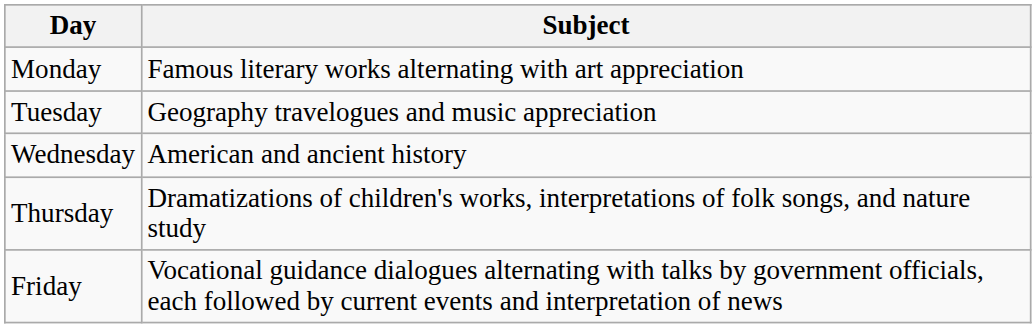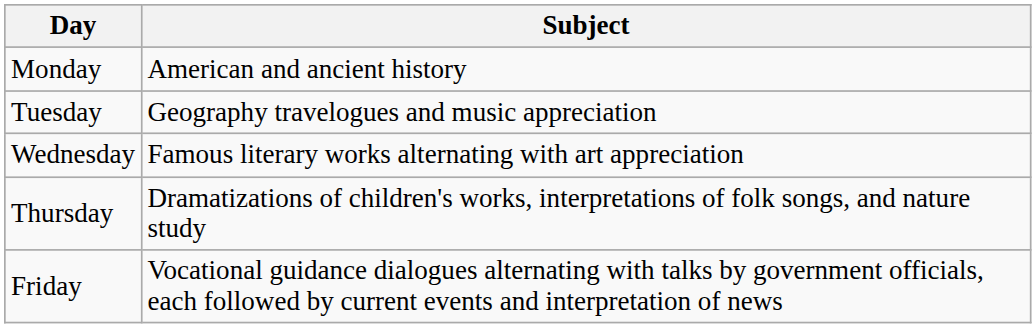(446, 68) Famous literary works alternating with art appreciation -> (307, 68) American and ancient history
(307, 154) American and ancient history -> (446, 154) Famous literary works alternating with art appreciation
